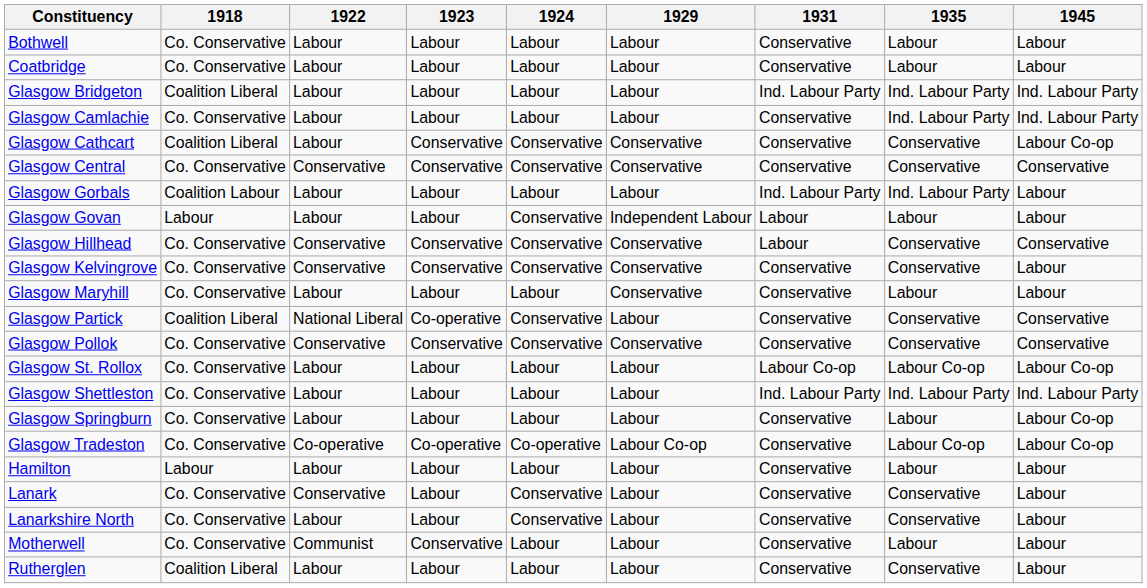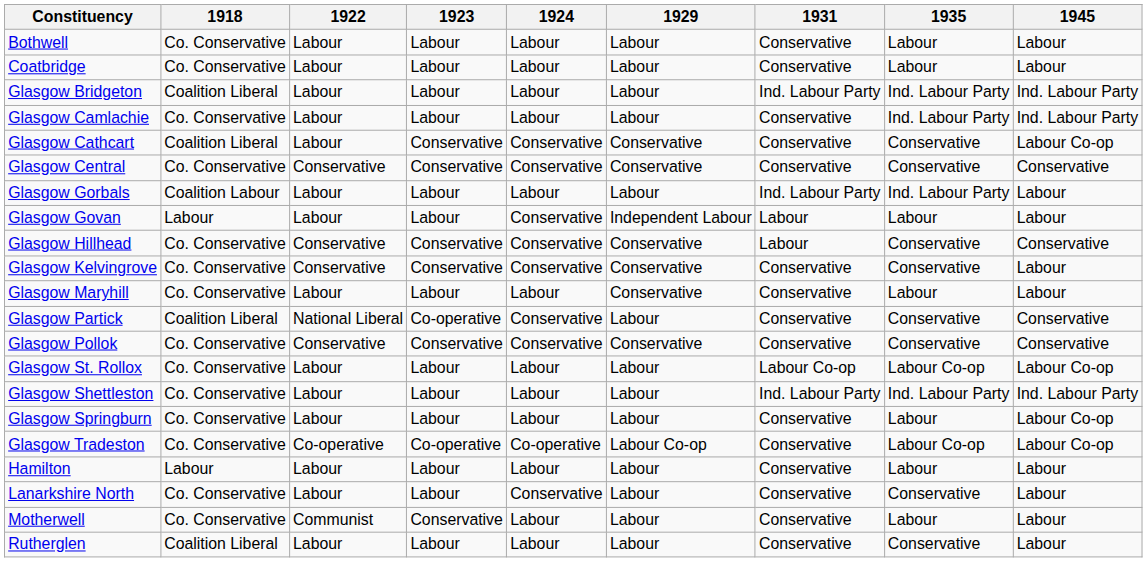- row: (32, 494)
